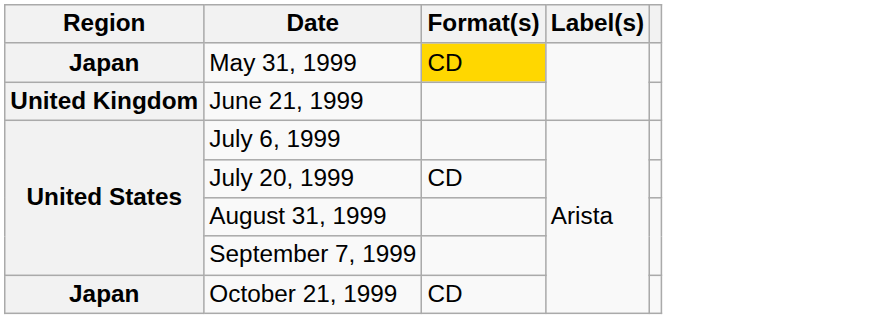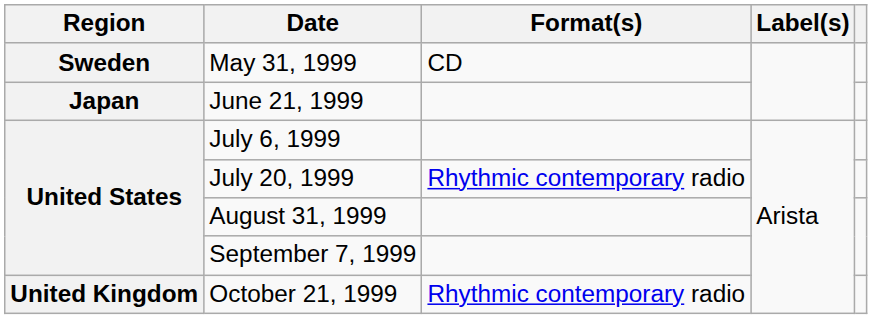(104, 62) Japan -> (104, 62) Sweden
(445, 62) gold background -> (445, 62) no background
(104, 100) United Kingdom -> (104, 100) Japan
(445, 178) CD -> (586, 178) Rhythmic contemporary radio
(104, 293) Japan -> (104, 293) United Kingdom
(445, 293) CD -> (586, 293) Rhythmic contemporary radio
